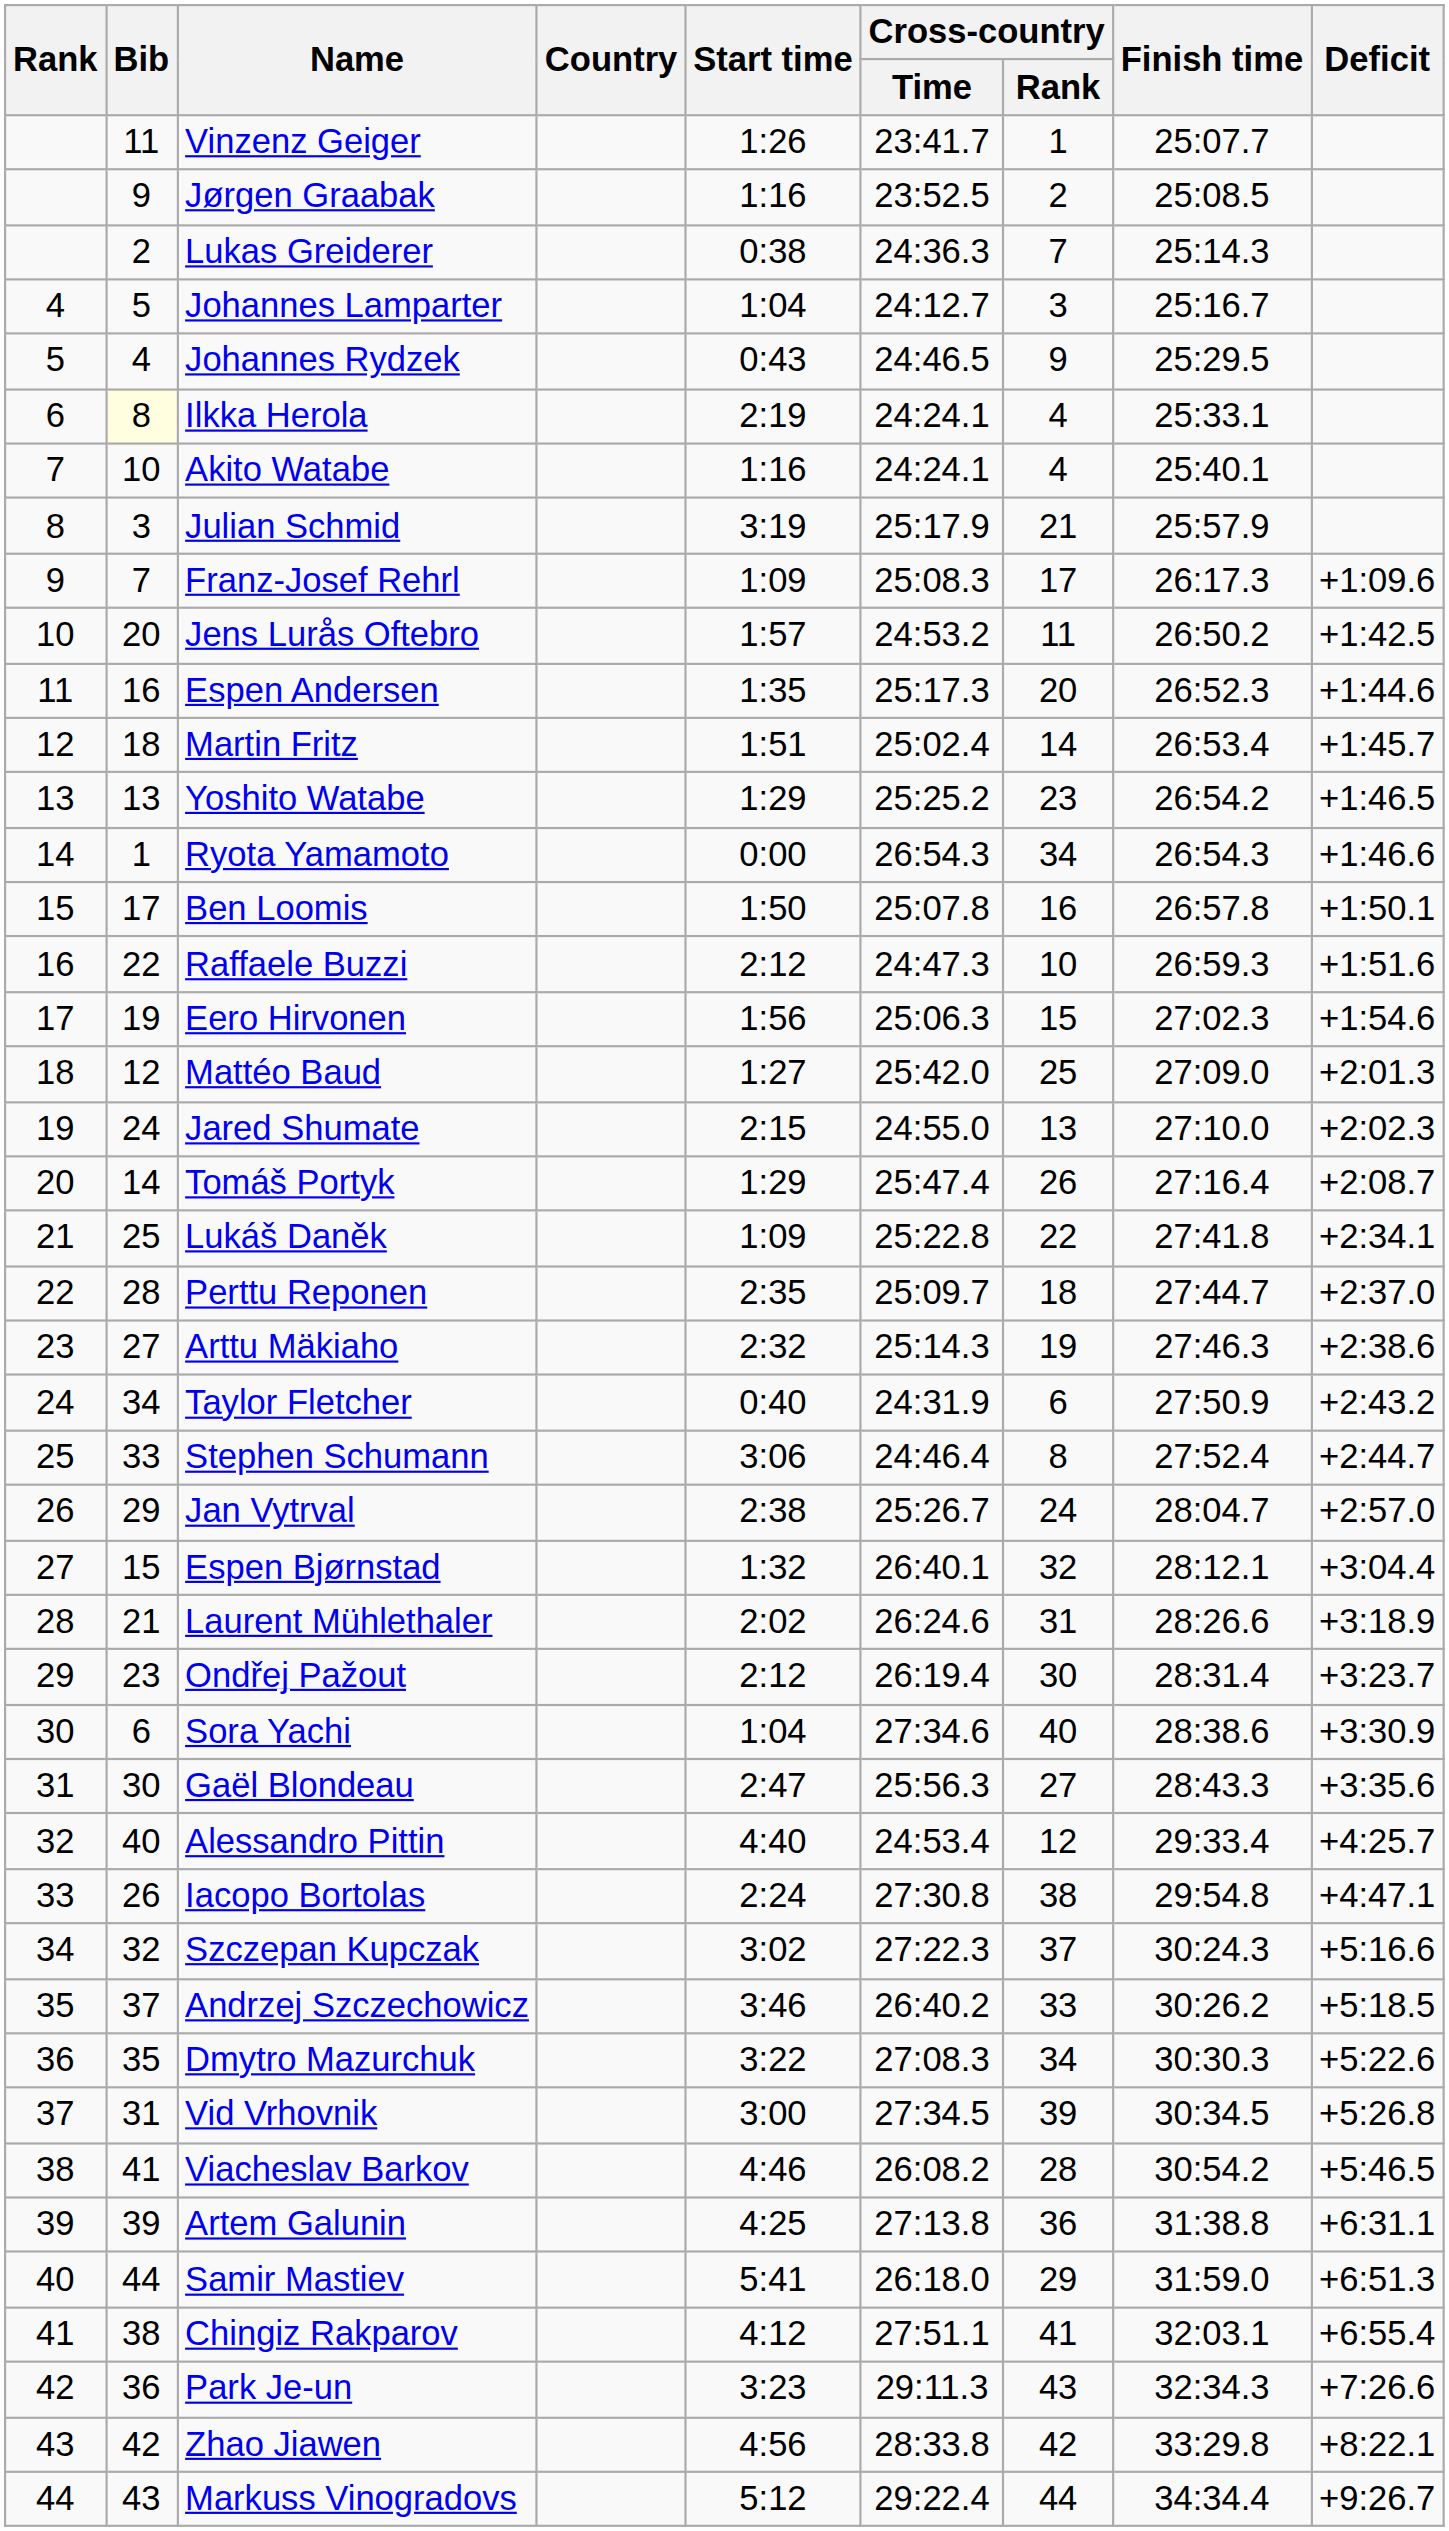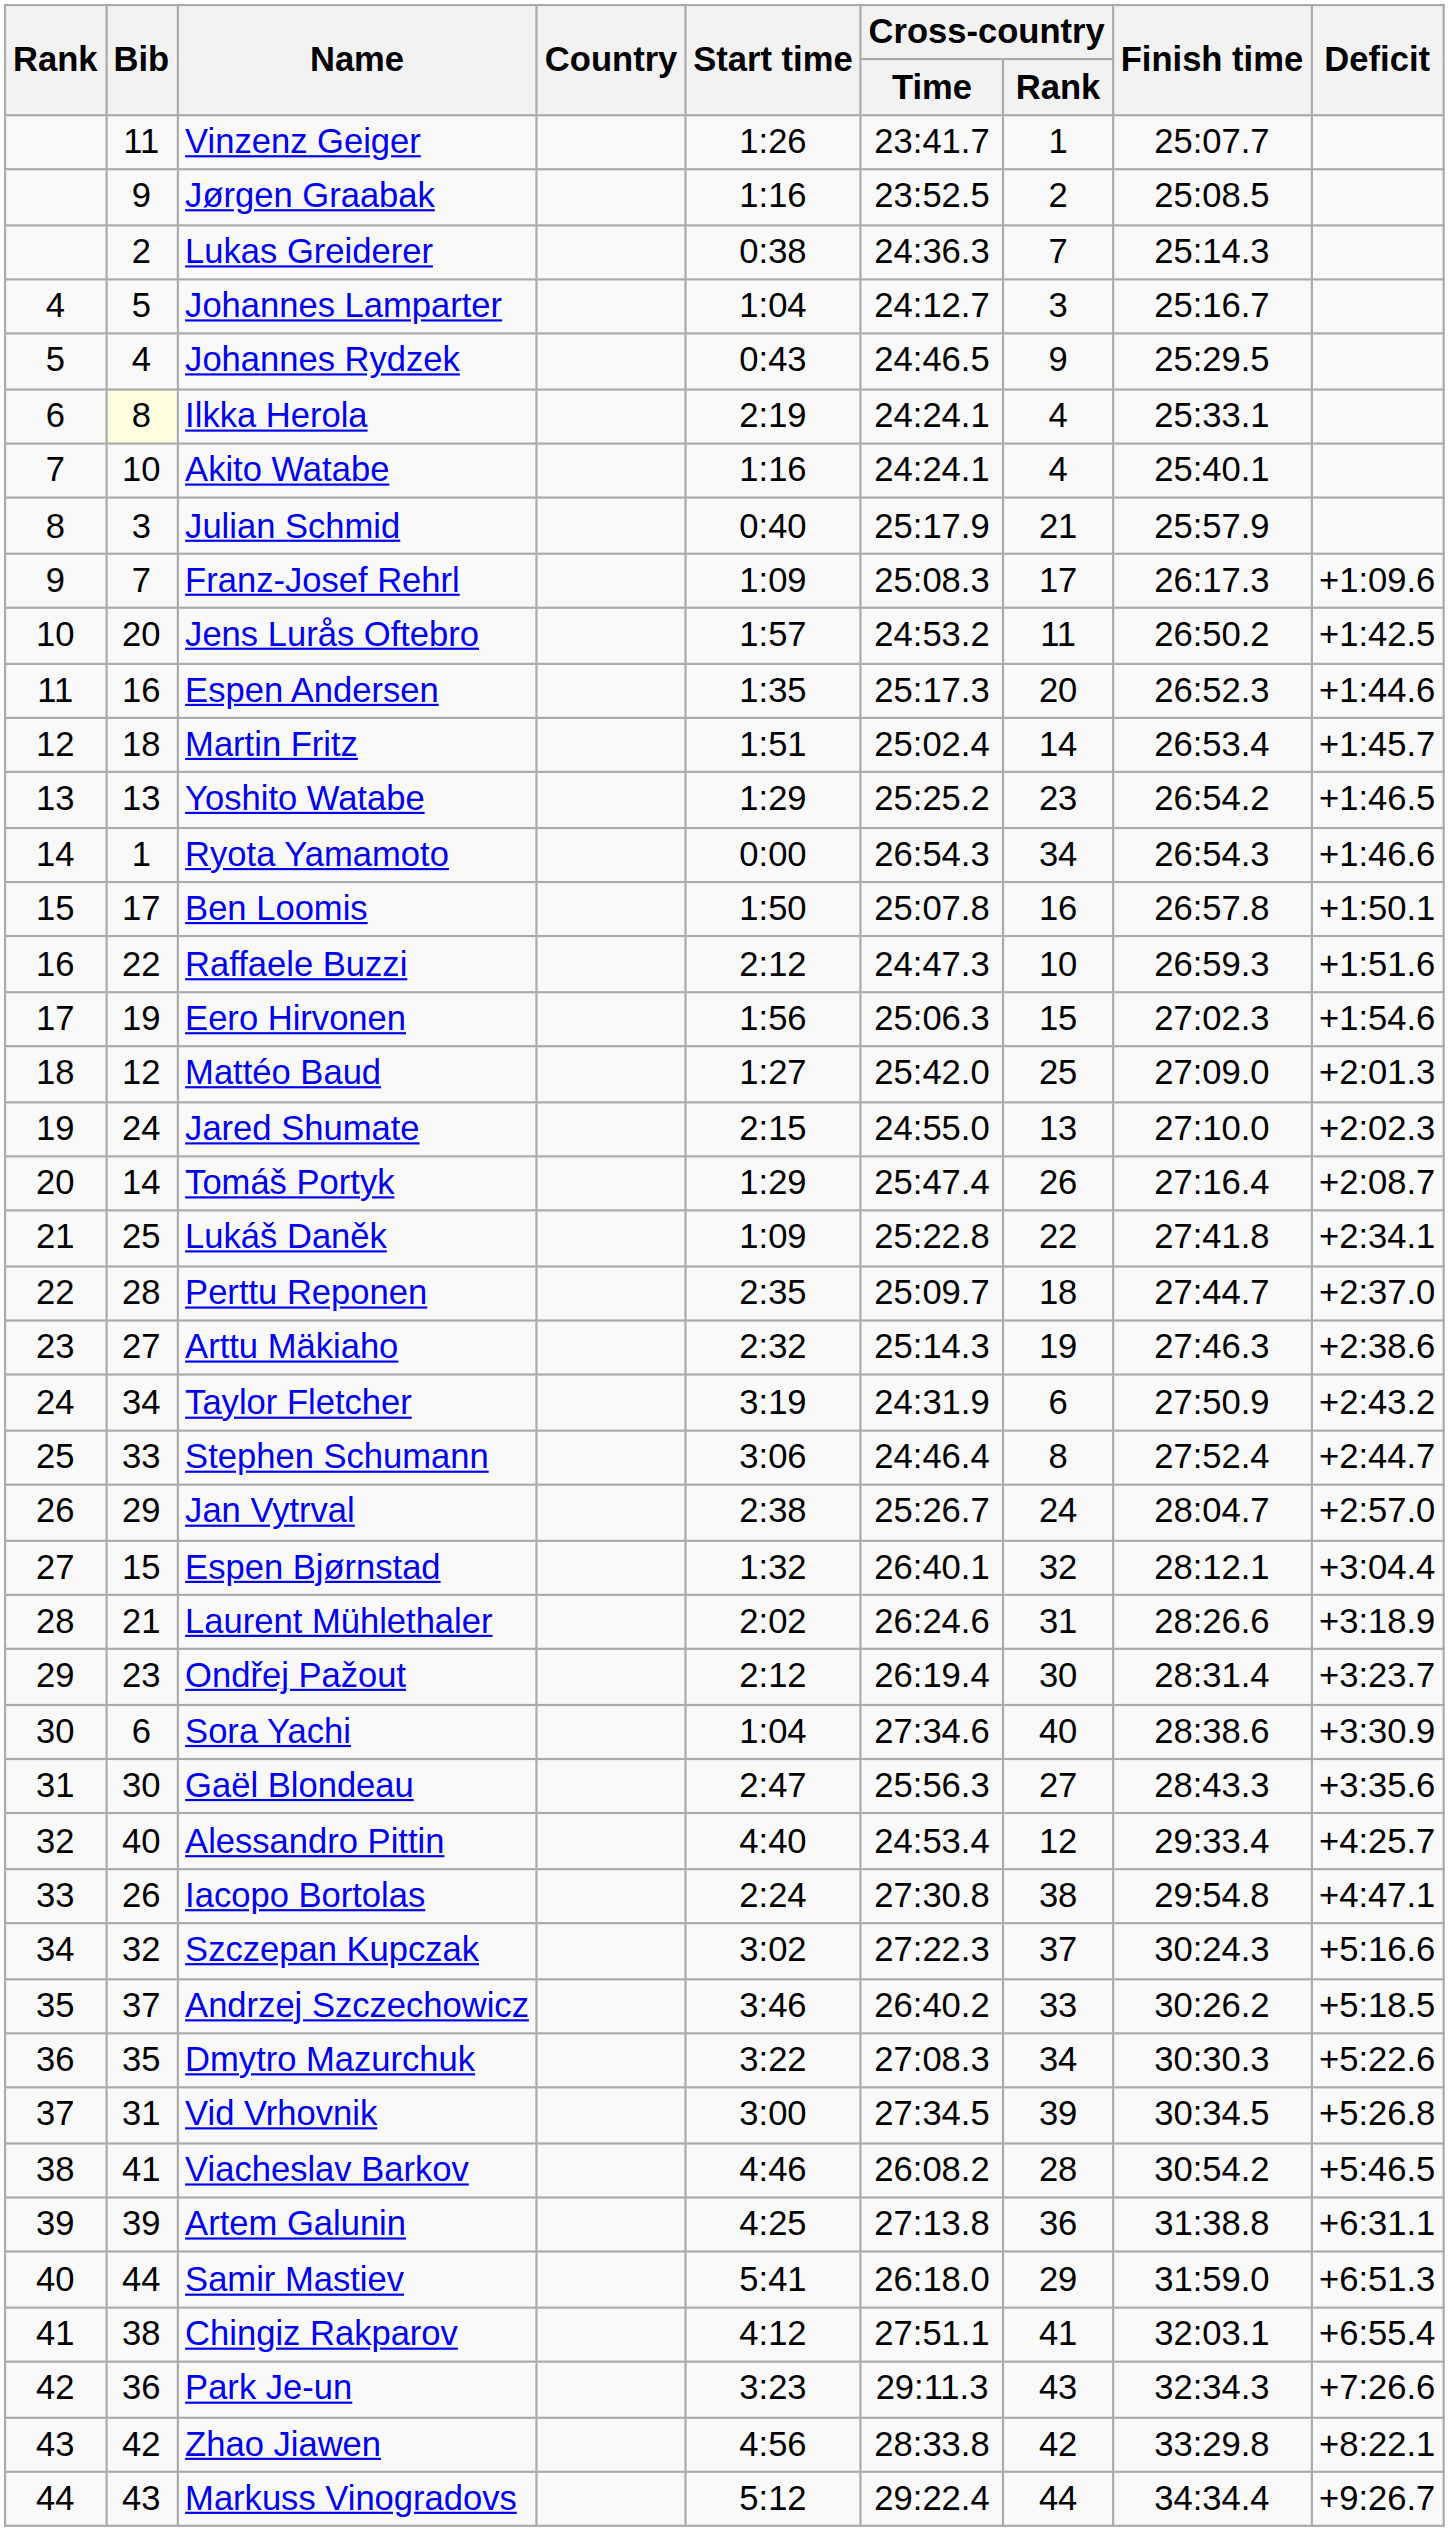(773, 525) 3:19 -> (773, 525) 0:40
(773, 1402) 0:40 -> (773, 1402) 3:19
